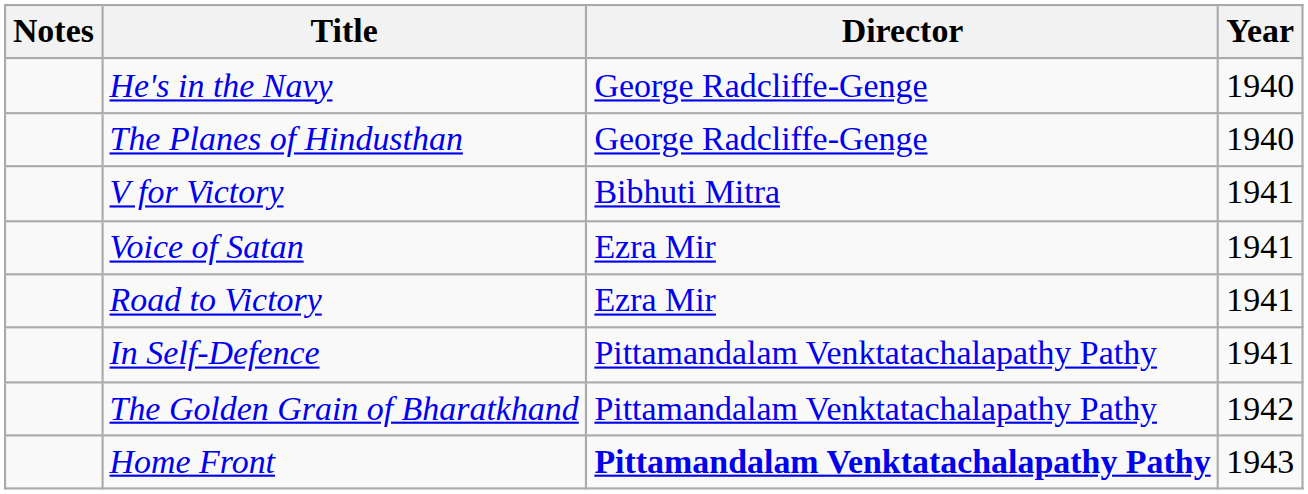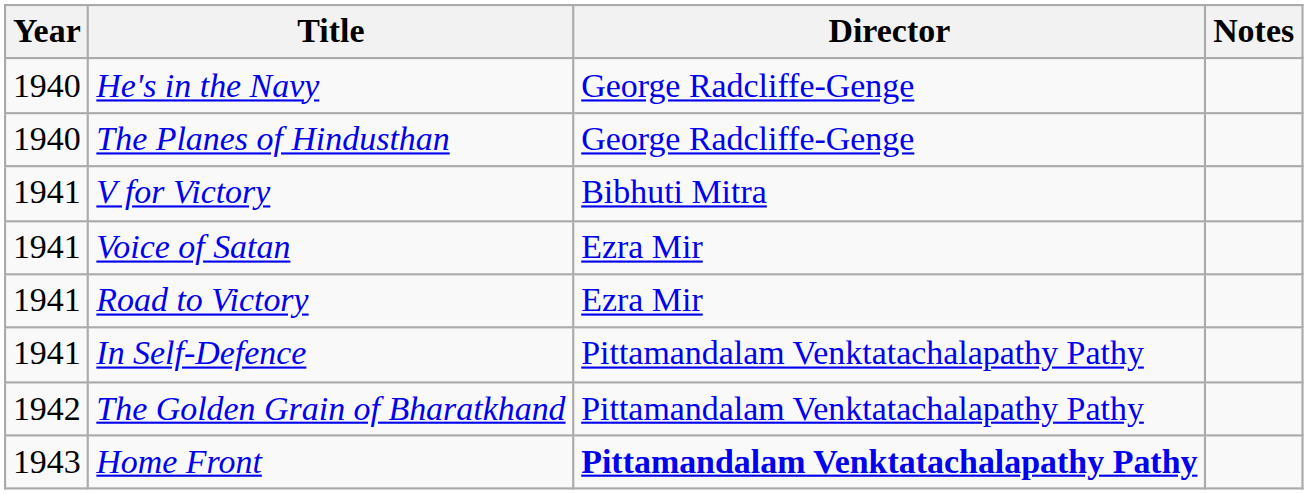columns swapped: (1260, 31) <-> (53, 31)
